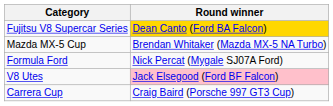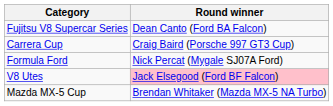(200, 29) gold background -> (200, 29) no background
rows swapped: (35, 93) <-> (46, 45)
